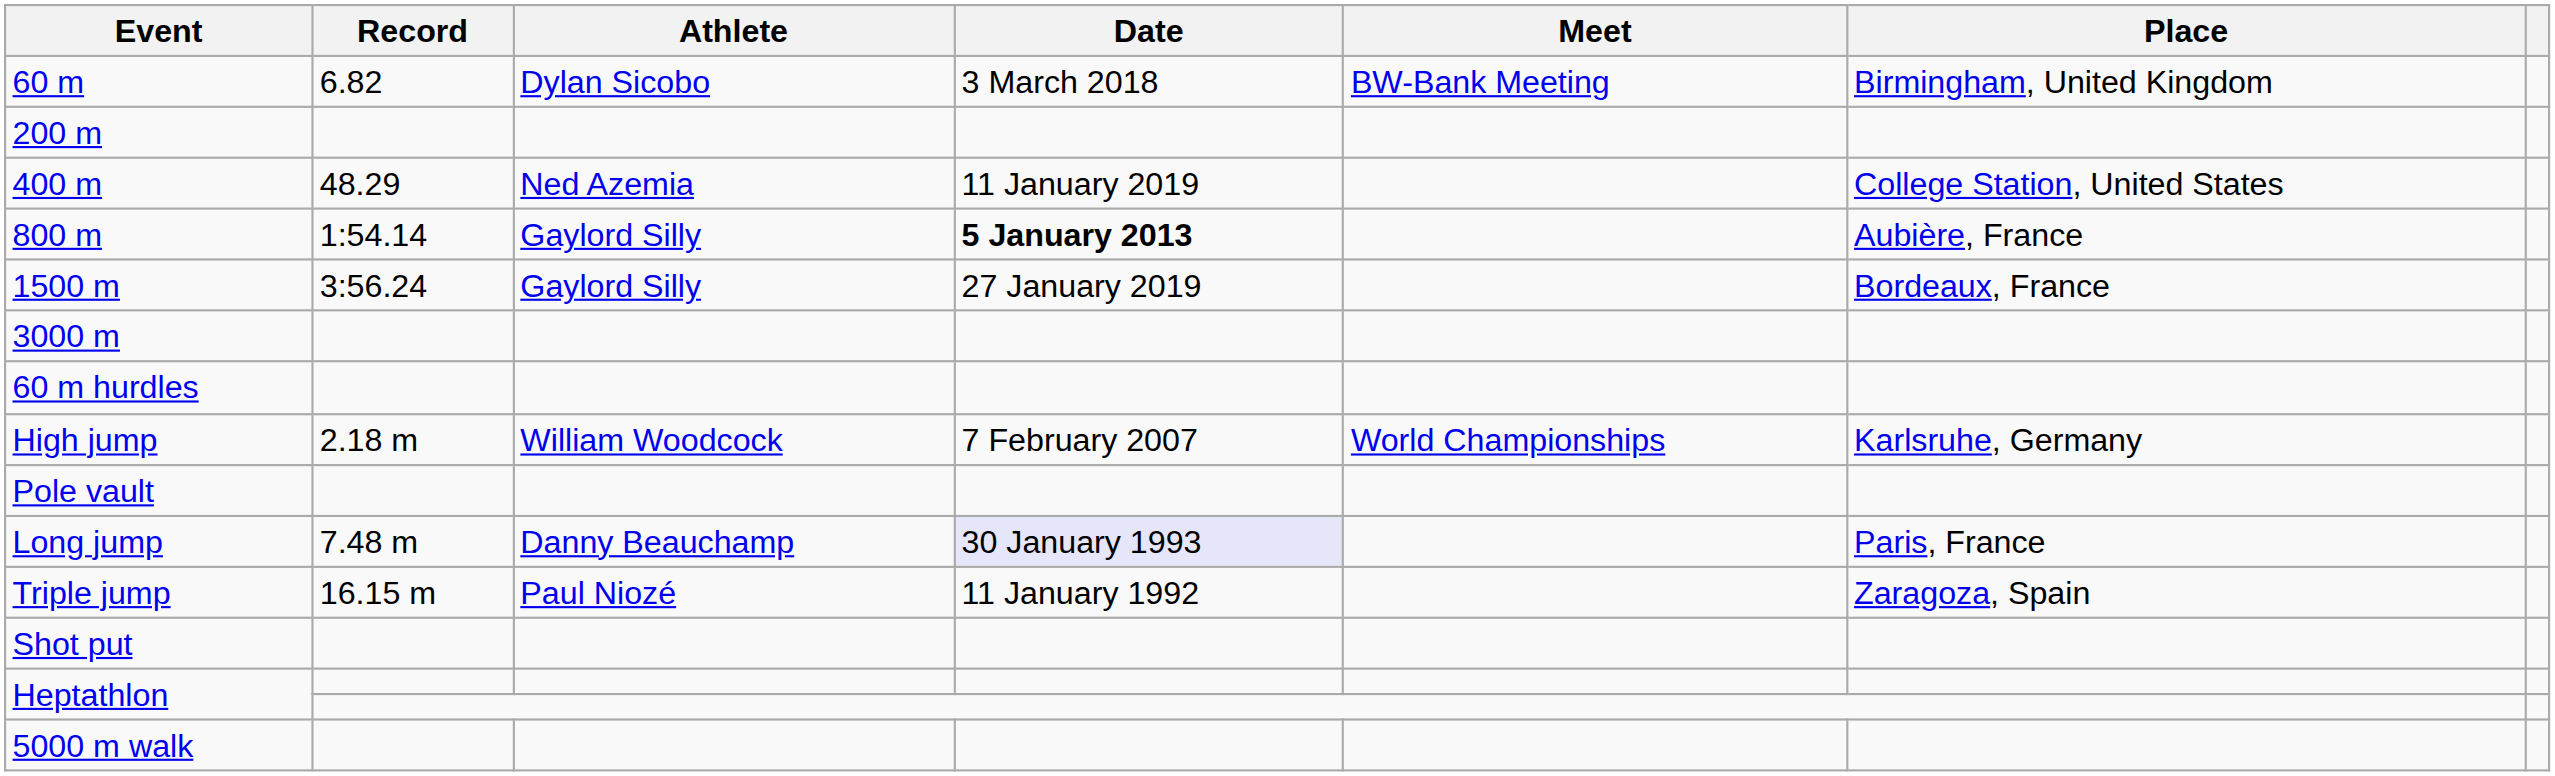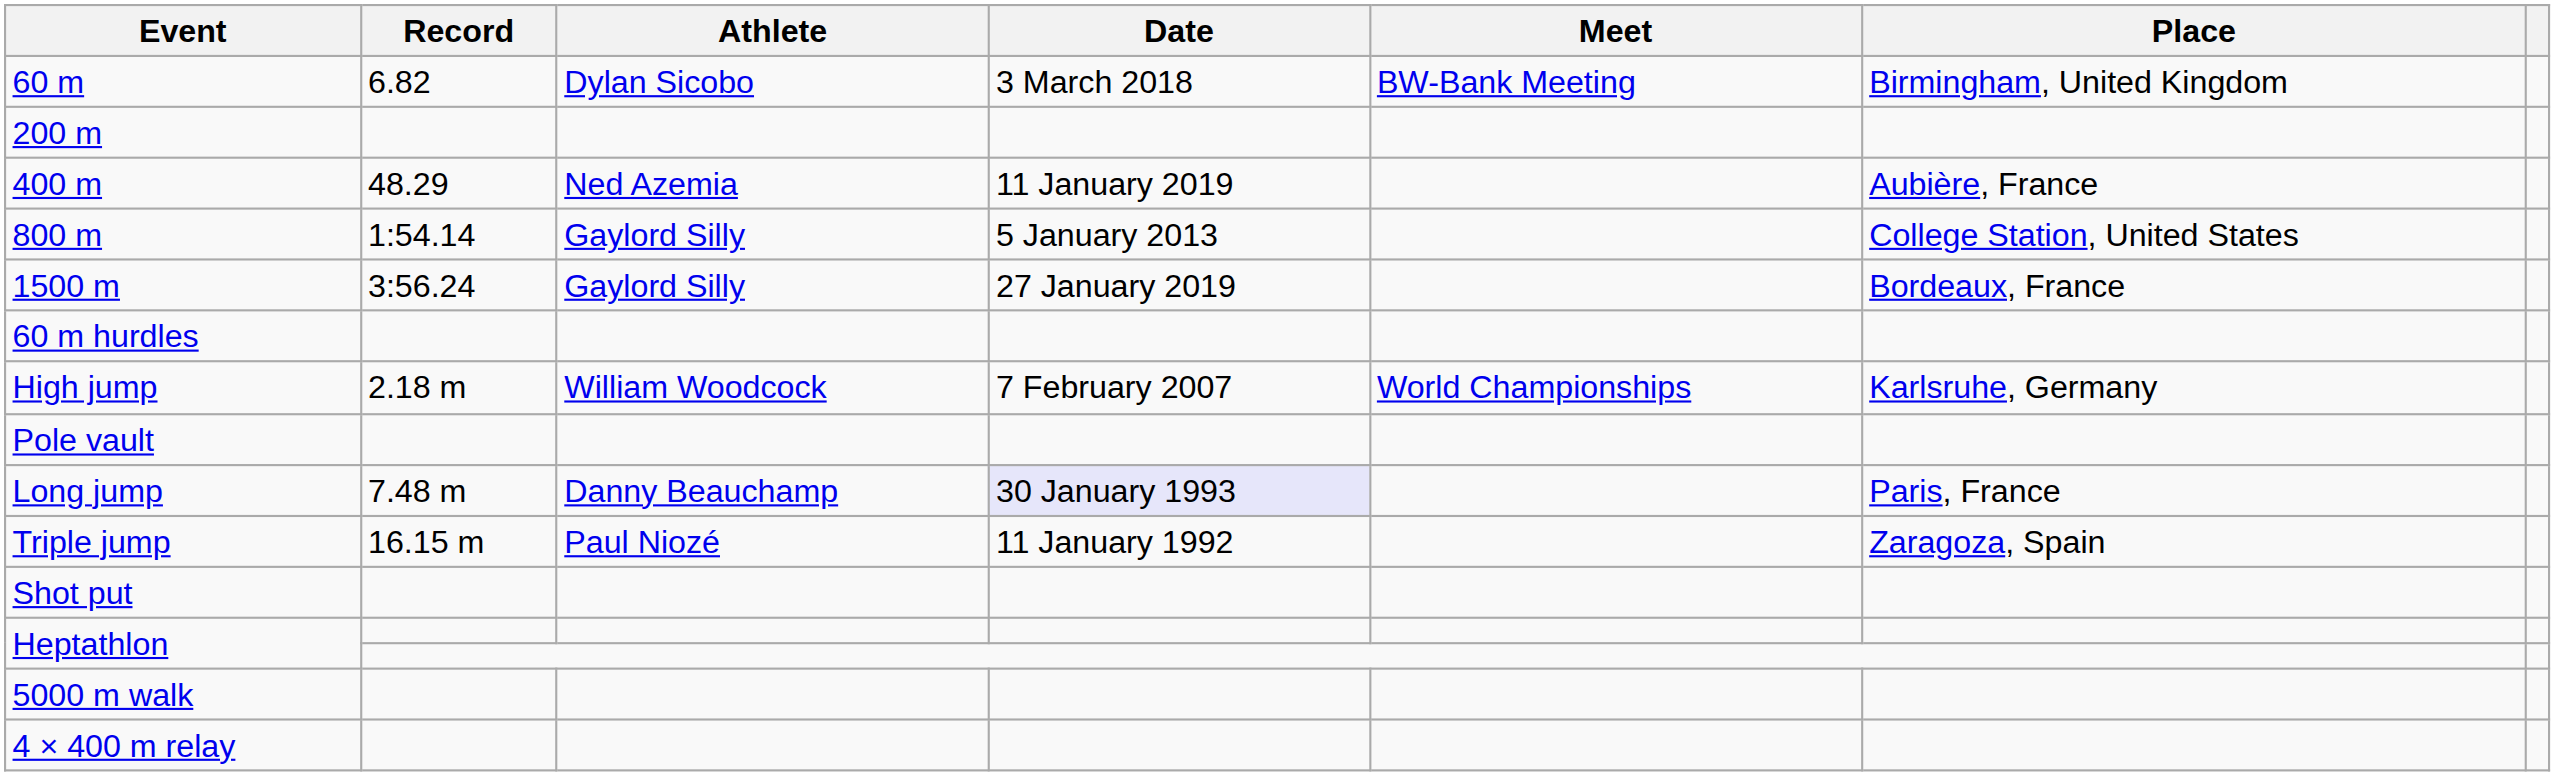(2069, 184) College Station, United States -> (1984, 184) Aubière, France
(1077, 235) bold -> (1107, 235) normal
(1969, 235) Aubière, France -> (2084, 235) College Station, United States
- row: (66, 337)
+ row: (124, 745)
